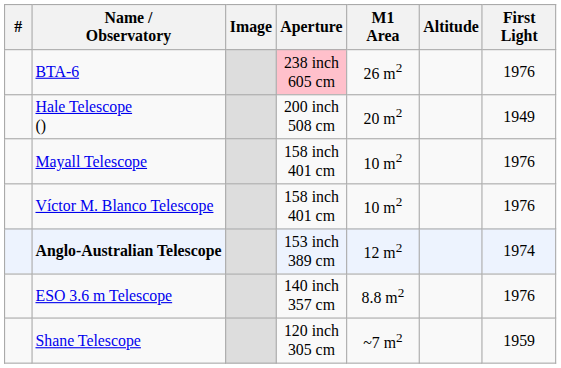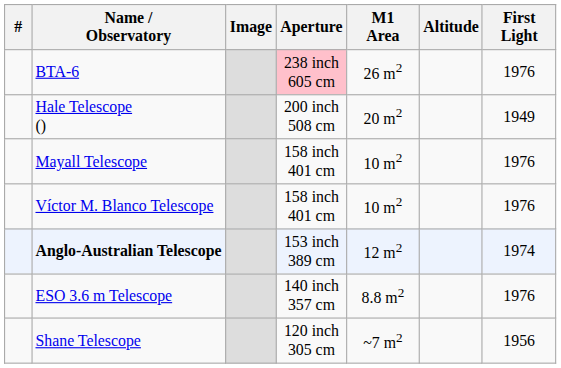(519, 341) 1959 -> (519, 341) 1956
